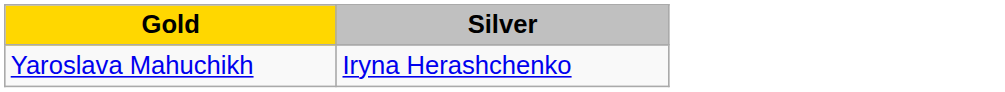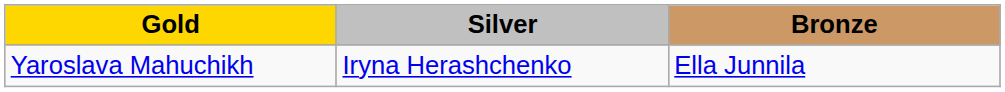+ column: (834, 24)
